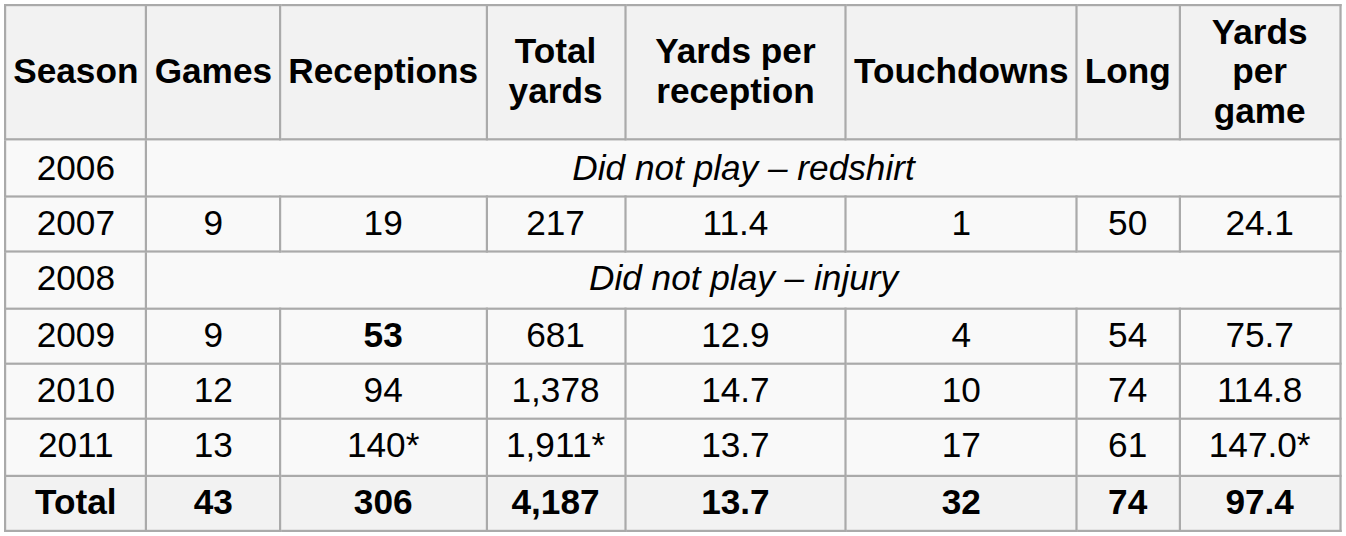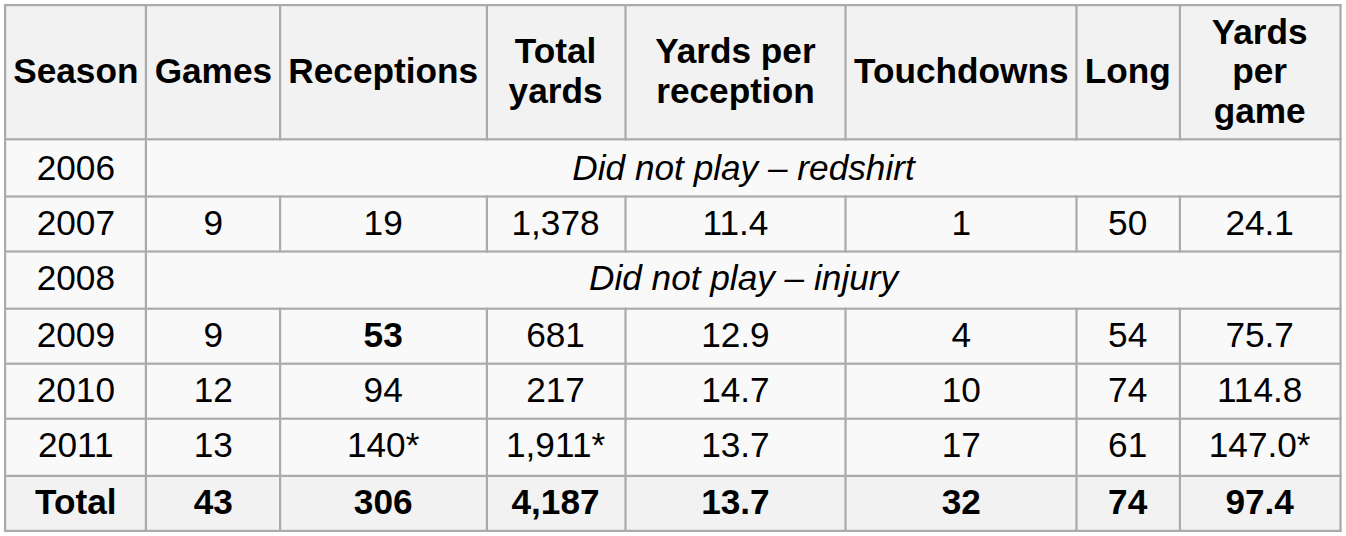(556, 223) 217 -> (556, 223) 1,378
(556, 390) 1,378 -> (556, 390) 217
